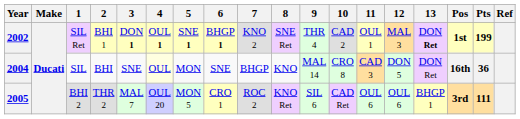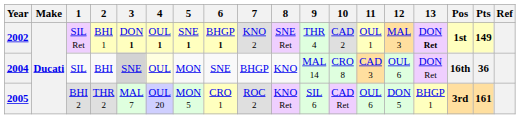(483, 37) 199 -> (483, 37) 149
(132, 68) no background -> (132, 68) lightgrey background
(399, 68) DON 5 -> (399, 68) OUL 6
(399, 99) OUL 6 -> (399, 99) DON 5
(483, 99) 111 -> (483, 99) 161
